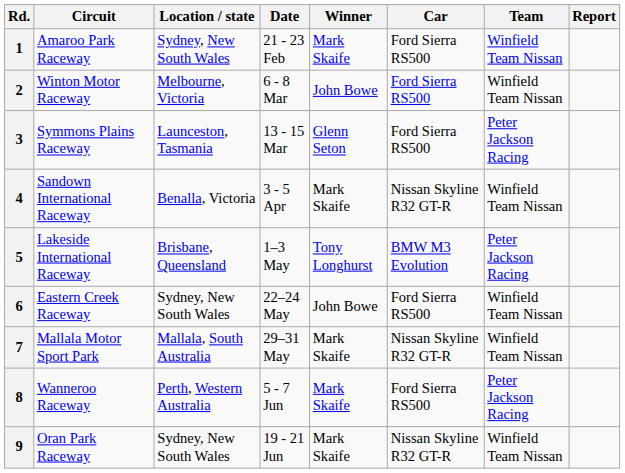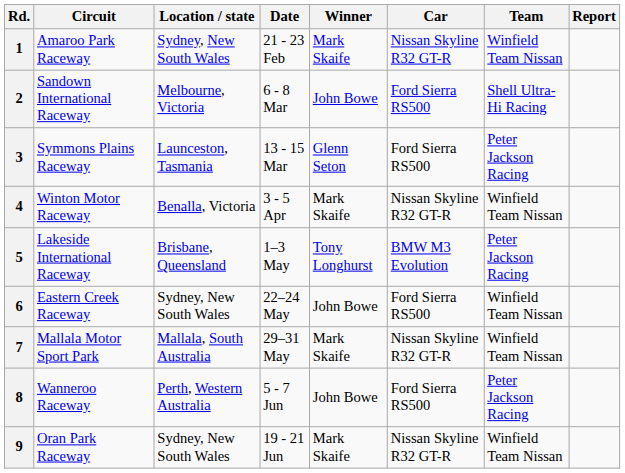(424, 49) Ford Sierra RS500 -> (435, 49) Nissan Skyline R32 GT-R
(78, 90) Winton Motor Raceway -> (74, 99) Sandown International Raceway
(525, 90) Winfield Team Nissan -> (521, 99) Shell Ultra-Hi Racing
(74, 198) Sandown International Raceway -> (78, 207) Winton Motor Raceway
(331, 397) Mark Skaife -> (345, 397) John Bowe
